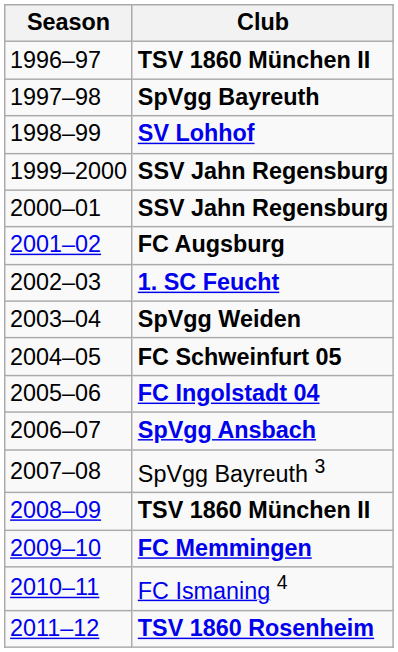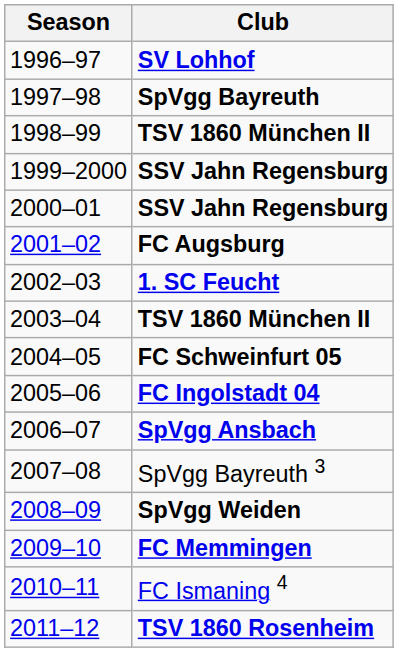(254, 60) TSV 1860 München II -> (196, 60) SV Lohhof
(196, 134) SV Lohhof -> (254, 134) TSV 1860 München II
(219, 319) SpVgg Weiden -> (254, 319) TSV 1860 München II
(254, 510) TSV 1860 München II -> (219, 510) SpVgg Weiden
